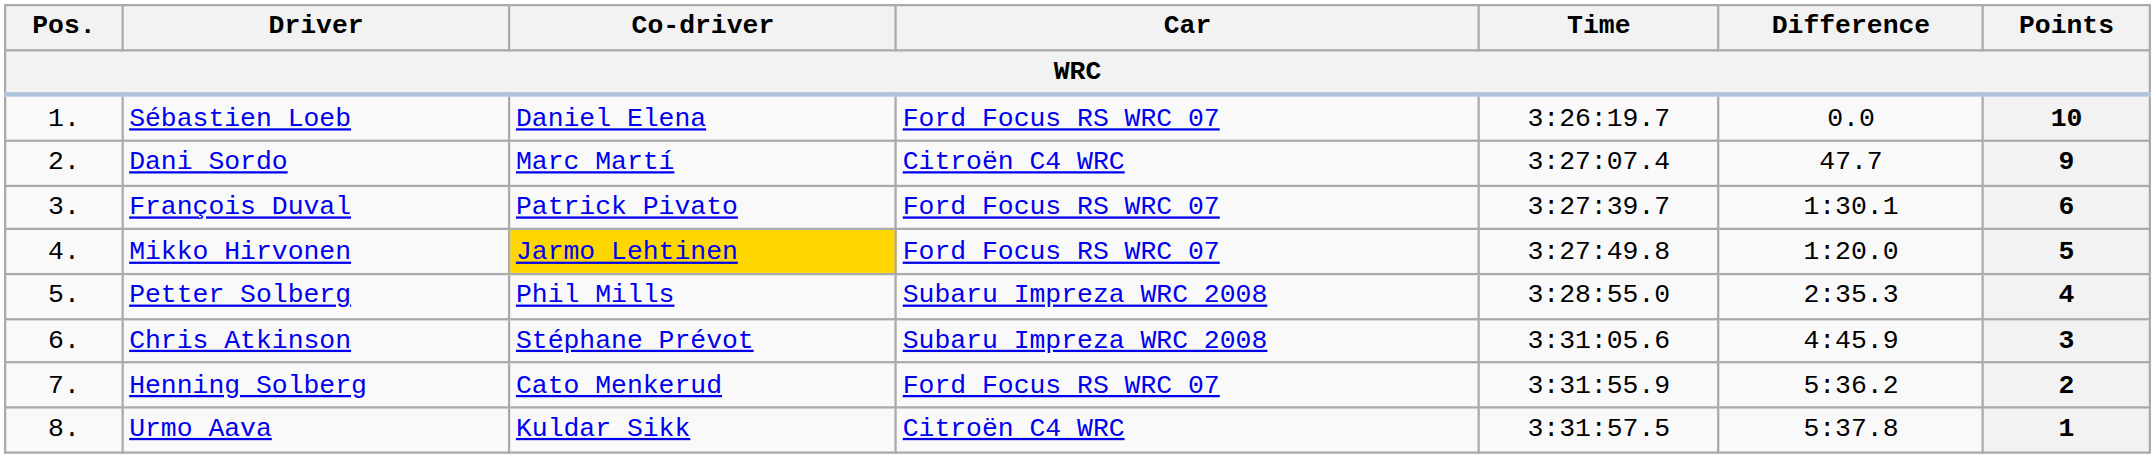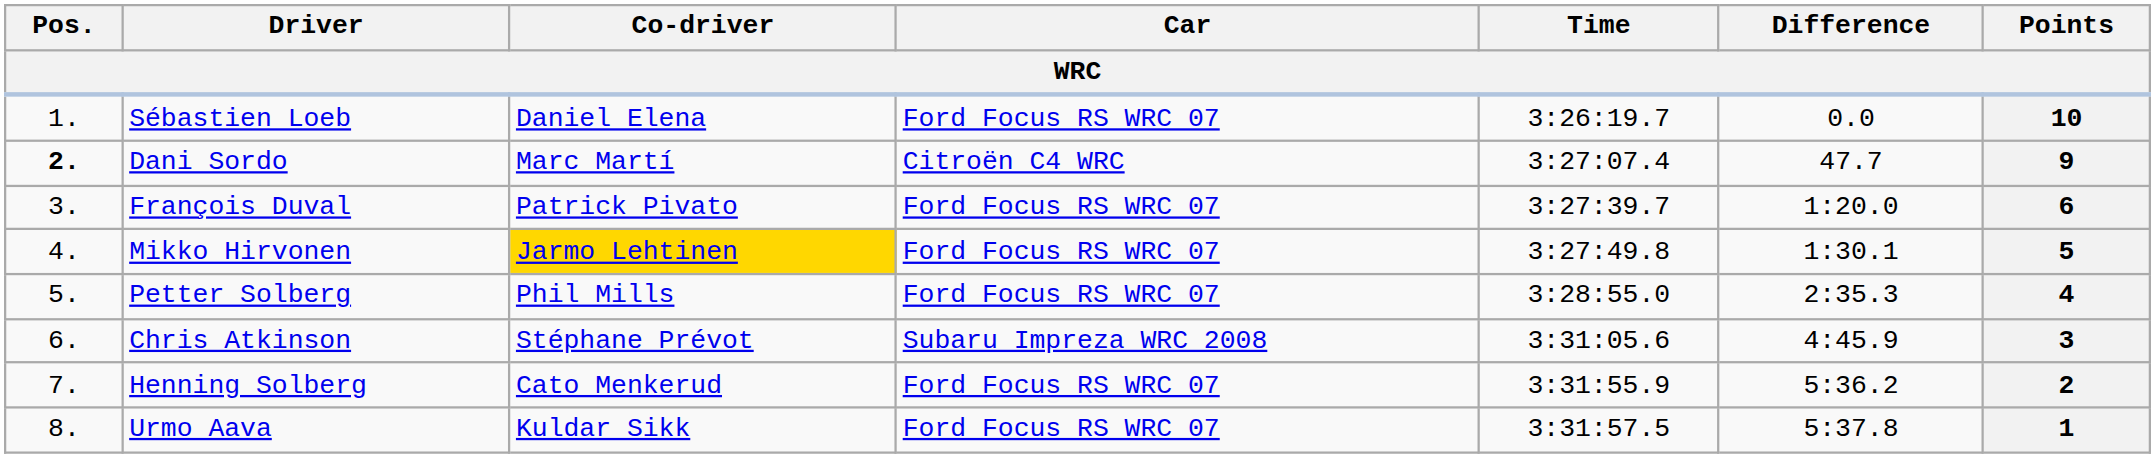(64, 163) normal -> (64, 163) bold
(1851, 207) 1:30.1 -> (1851, 207) 1:20.0
(1851, 251) 1:20.0 -> (1851, 251) 1:30.1
(1085, 296) Subaru Impreza WRC 2008 -> (1061, 296) Ford Focus RS WRC 07
(1014, 429) Citroën C4 WRC -> (1061, 429) Ford Focus RS WRC 07
